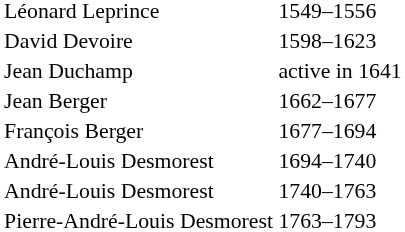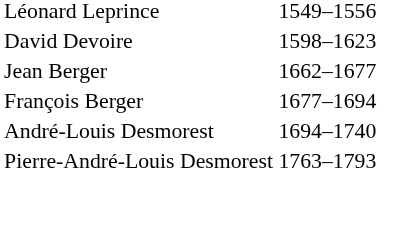- row: (340, 70)
- row: (327, 190)
